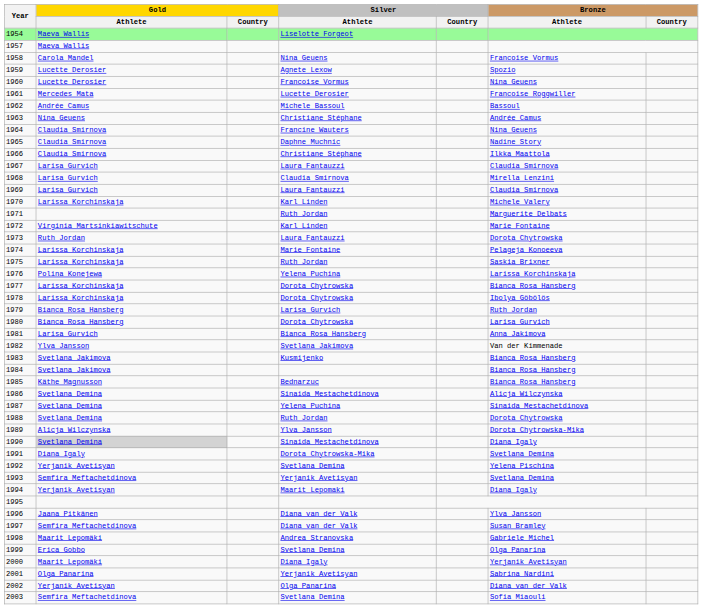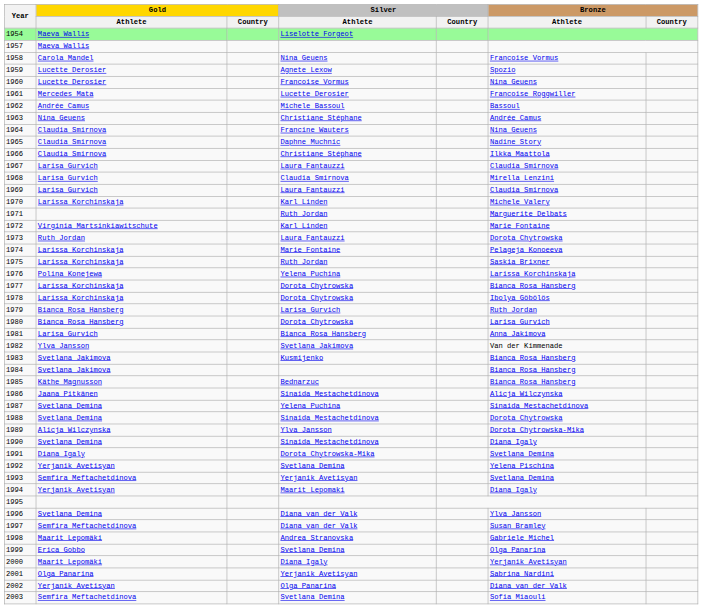(70, 394) Svetlana Demina -> (68, 394) Jaana Pitkänen
(304, 418) Ruth Jordan -> (330, 418) Sinaida Mestachetdinova
(70, 442) lightgrey background -> (70, 442) no background
(68, 514) Jaana Pitkänen -> (70, 514) Svetlana Demina
